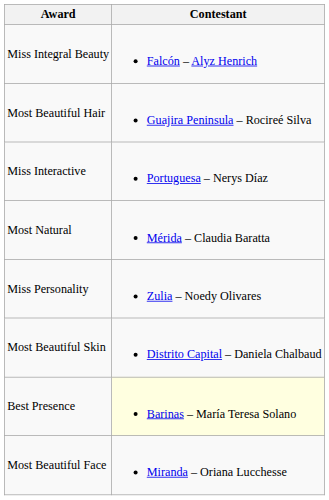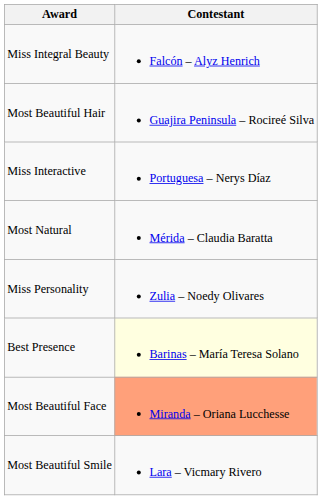- row: (57, 347)
(218, 472) no background -> (216, 414) lightsalmon background
+ row: (60, 465)
